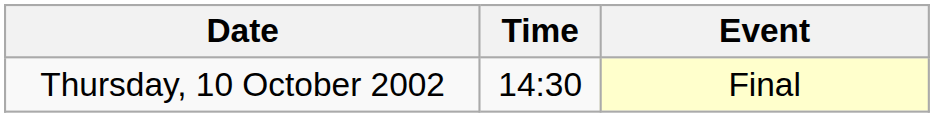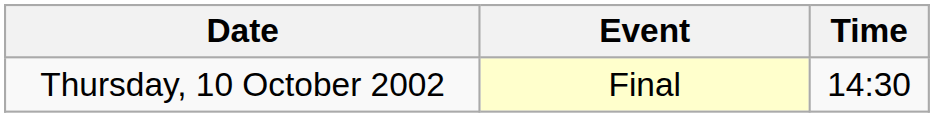columns swapped: (540, 31) <-> (765, 31)
